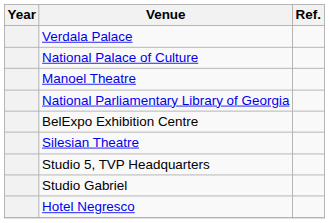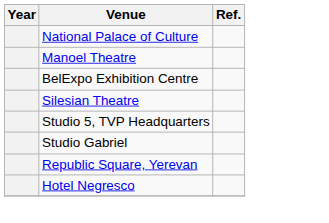- row: (87, 36)
- row: (166, 100)
+ row: (120, 164)
